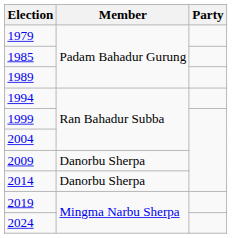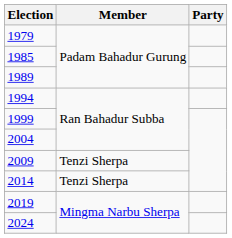(102, 160) Danorbu Sherpa -> (94, 160) Tenzi Sherpa
(102, 181) Danorbu Sherpa -> (94, 181) Tenzi Sherpa
